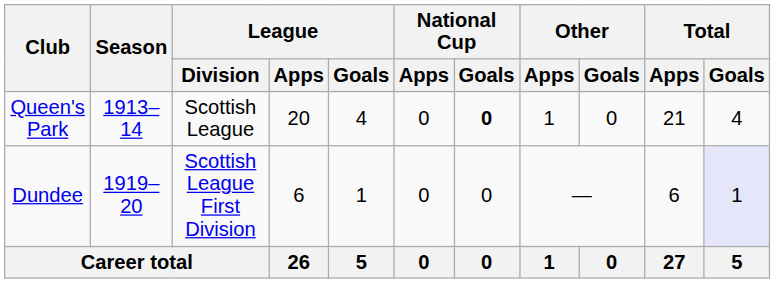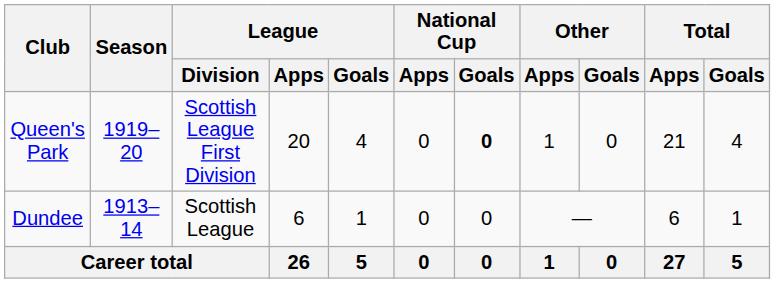(131, 118) 1913–14 -> (131, 141) 1919–20
(220, 118) Scottish League -> (220, 141) Scottish League First Division
(131, 195) 1919–20 -> (131, 218) 1913–14
(220, 195) Scottish League First Division -> (220, 218) Scottish League
(737, 195) lavender background -> (737, 218) no background
